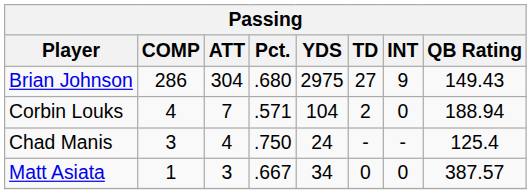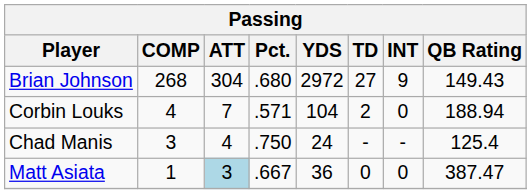(171, 81) 286 -> (171, 81) 268
(322, 81) 2975 -> (322, 81) 2972
(227, 173) no background -> (227, 173) lightblue background
(322, 173) 34 -> (322, 173) 36
(475, 173) 387.57 -> (475, 173) 387.47
